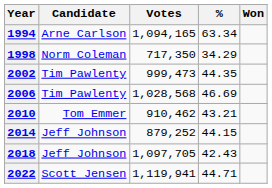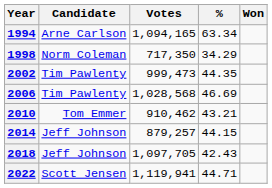(171, 133) 879,252 -> (171, 133) 879,257
